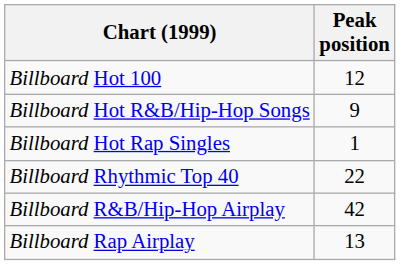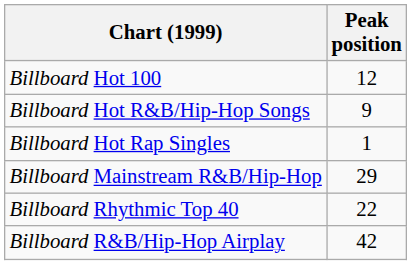+ row: (166, 176)
- row: (102, 242)
